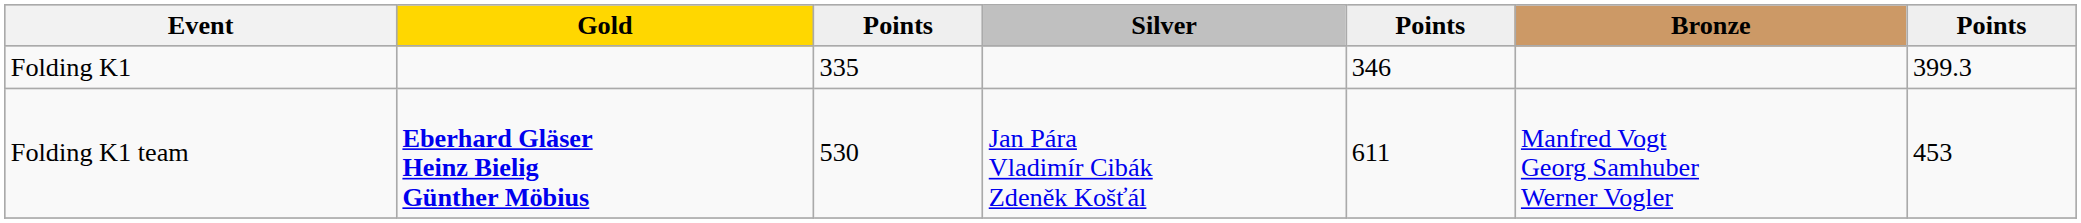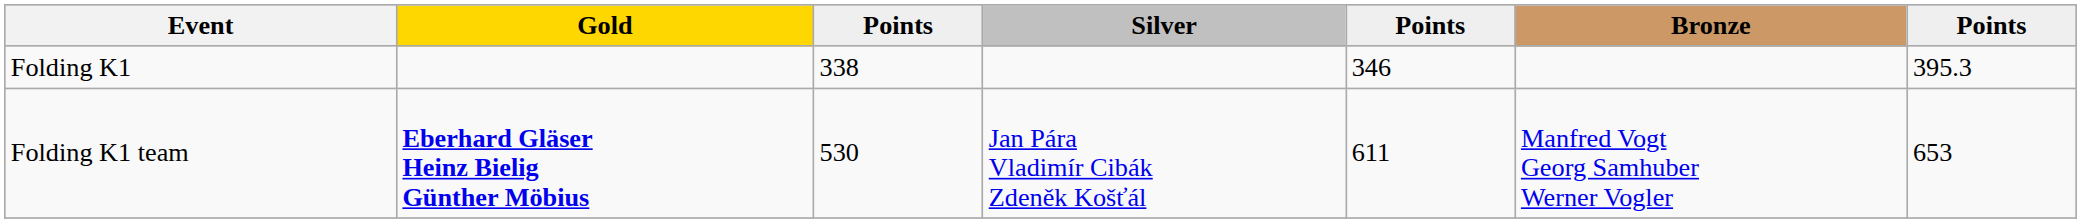(839, 66) 335 -> (839, 66) 338
(1942, 66) 399.3 -> (1942, 66) 395.3
(1933, 152) 453 -> (1933, 152) 653
